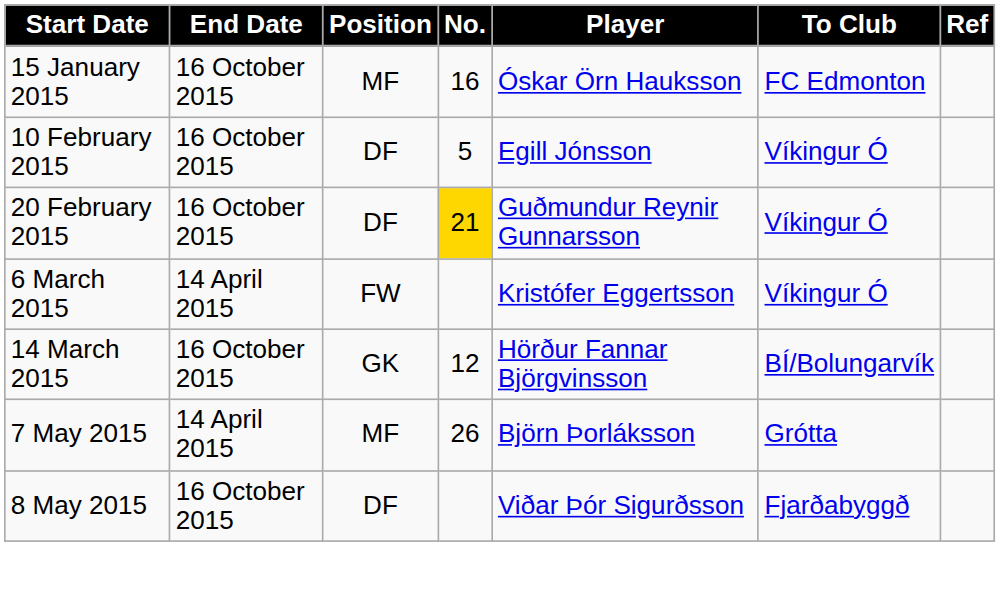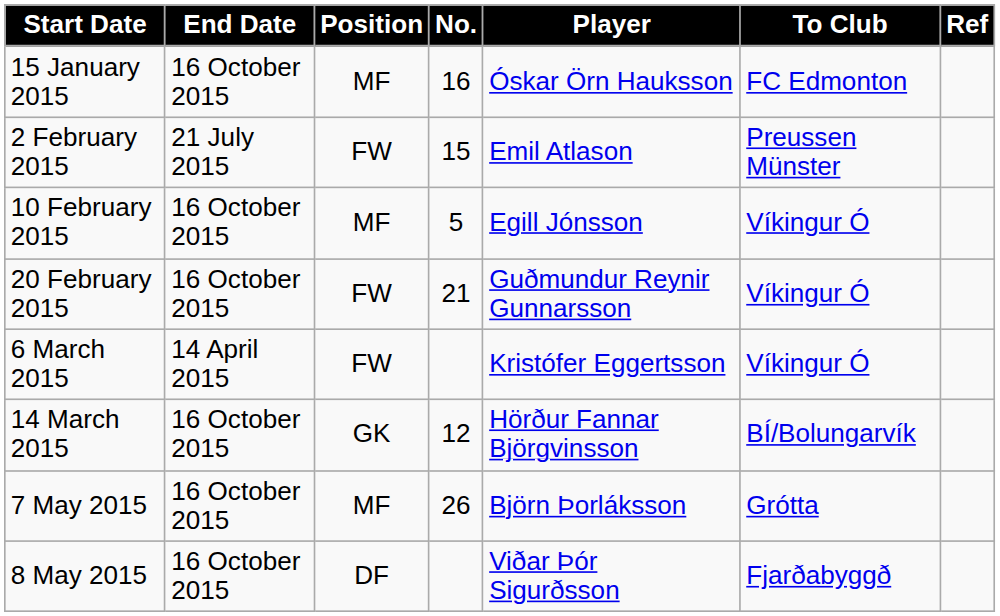+ row: (74, 151)
(380, 151) DF -> (372, 222) MF
(380, 222) DF -> (372, 293) FW
(465, 222) gold background -> (456, 293) no background
(219, 434) 14 April 2015 -> (236, 505) 16 October 2015
